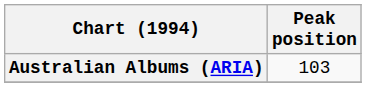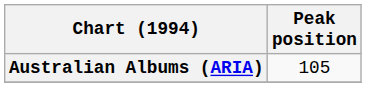(314, 68) 103 -> (314, 68) 105
